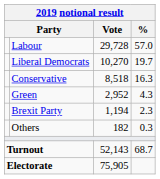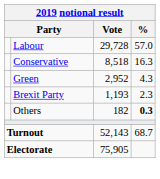- row: (50, 62)
(117, 111) 1,194 -> (117, 95) 1,193
(146, 128) normal -> (146, 111) bold
